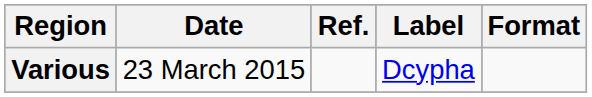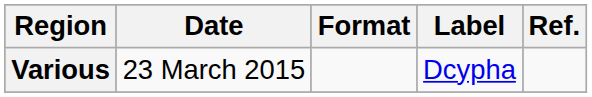columns swapped: (534, 26) <-> (344, 26)
